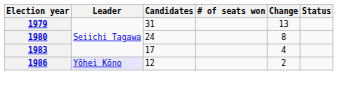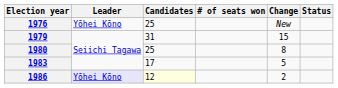+ row: (38, 24)
(284, 24) 13 -> (284, 37) 15
(150, 37) 24 -> (150, 50) 25
(284, 50) 4 -> (284, 63) 5
(150, 63) no background -> (150, 77) lightyellow background
